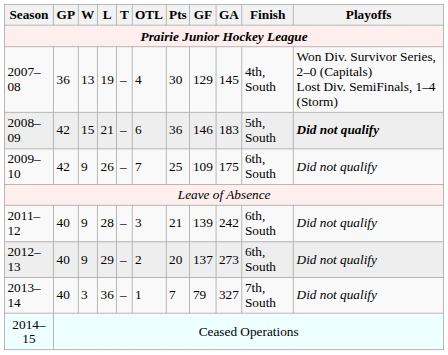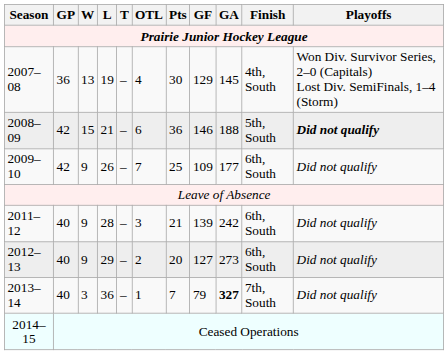(229, 130) 183 -> (229, 130) 188
(229, 166) 175 -> (229, 166) 177
(203, 259) 137 -> (203, 259) 127
(229, 295) normal -> (229, 295) bold
